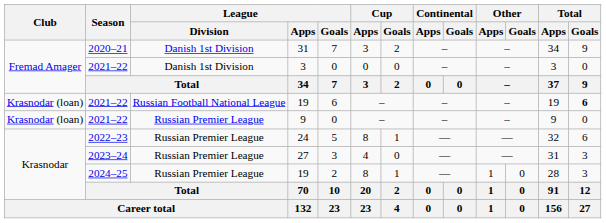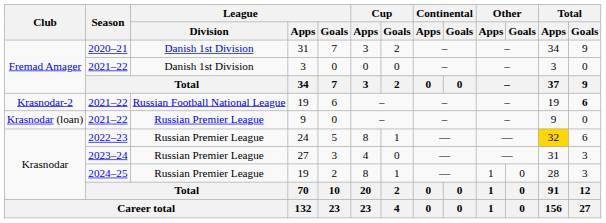(45, 102) Krasnodar (loan) -> (45, 102) Krasnodar-2
(553, 137) no background -> (553, 137) gold background
